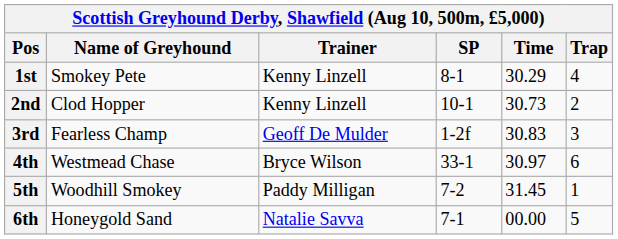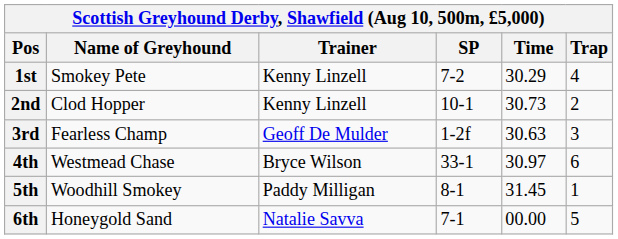(453, 76) 8-1 -> (453, 76) 7-2
(526, 133) 30.83 -> (526, 133) 30.63
(453, 190) 7-2 -> (453, 190) 8-1
